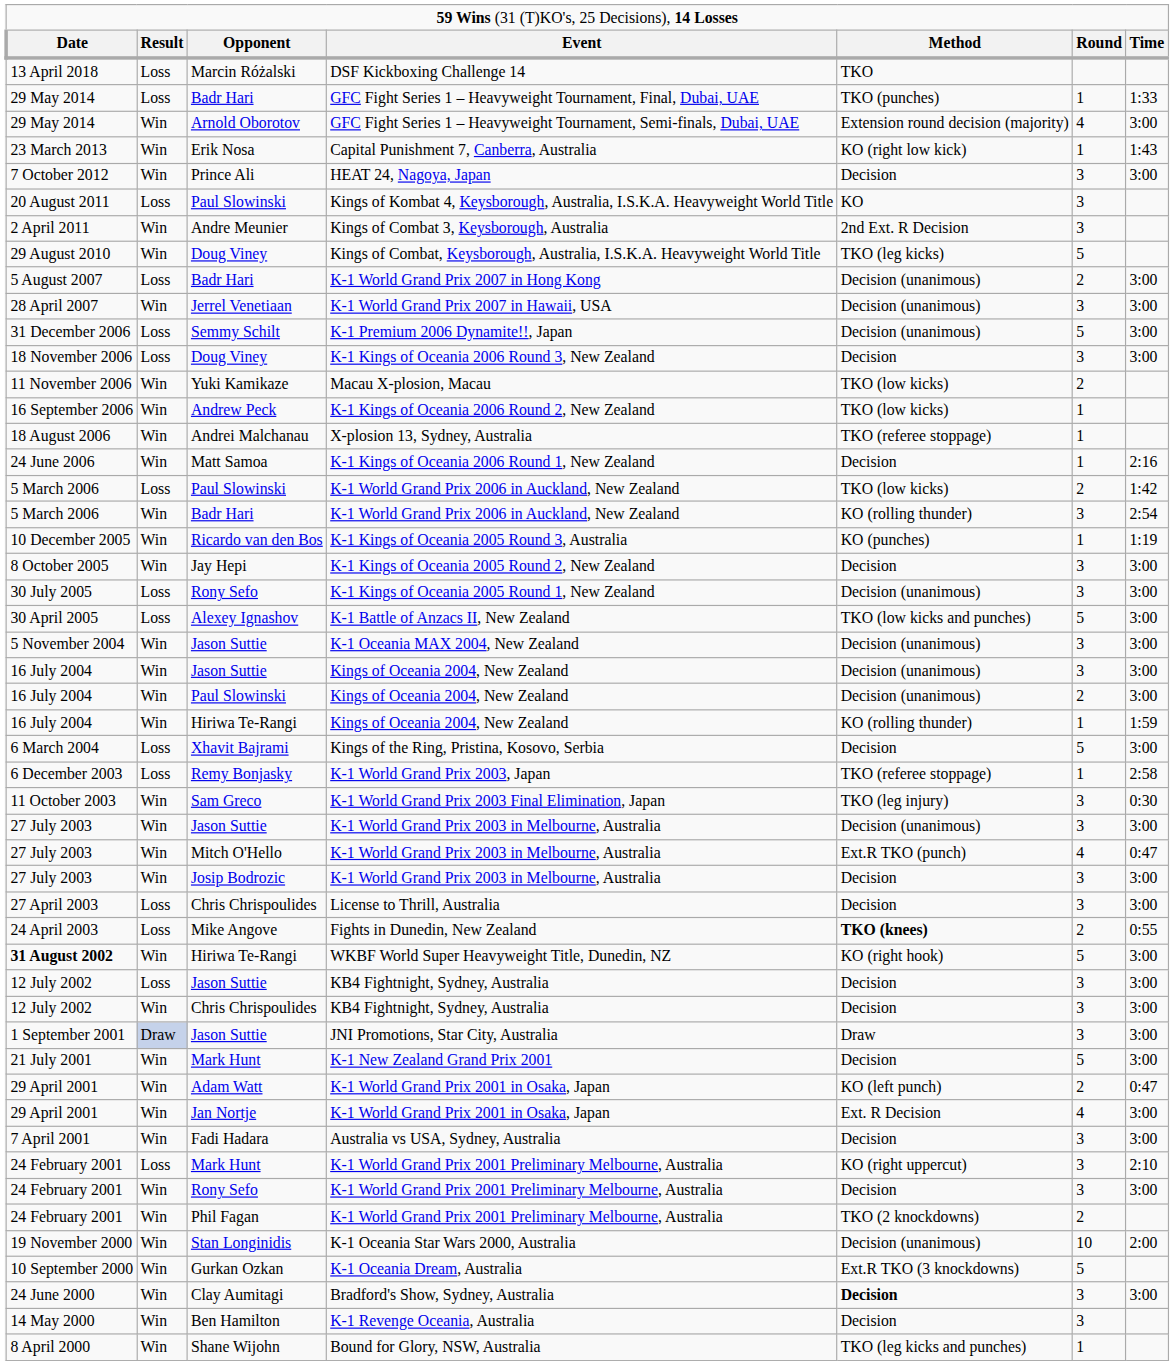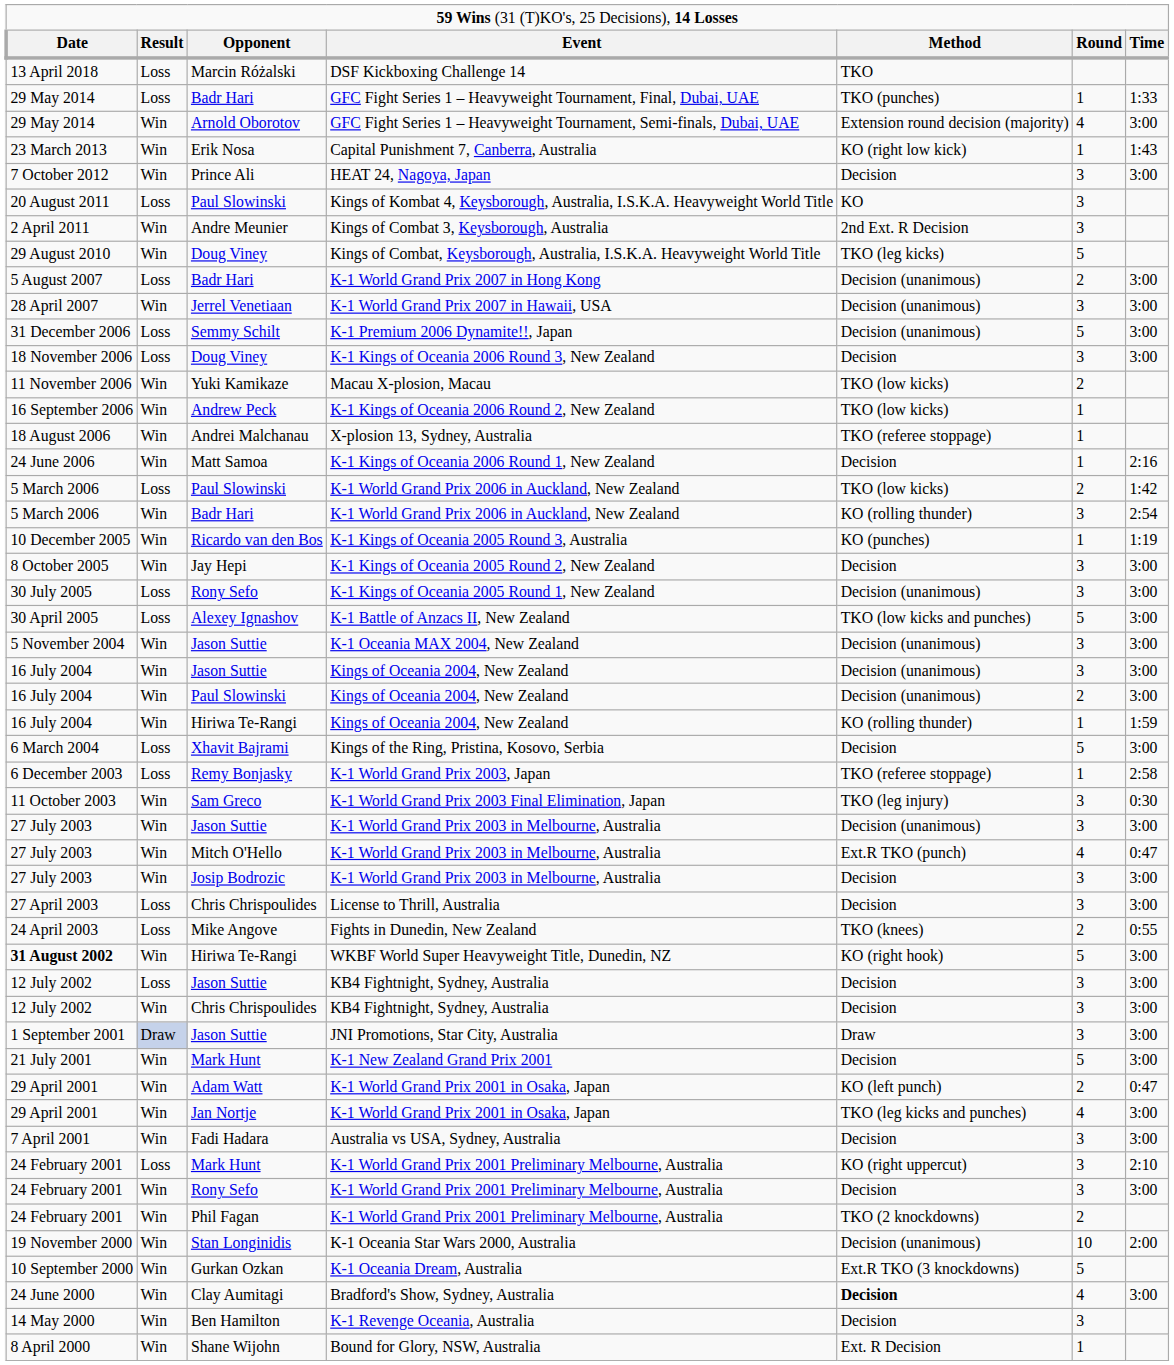(884, 930) bold -> (882, 930) normal
(891, 1112) Ext. R Decision -> (934, 1112) TKO (leg kicks and punches)
(1080, 1295) 3 -> (1080, 1295) 4
(934, 1347) TKO (leg kicks and punches) -> (891, 1347) Ext. R Decision
